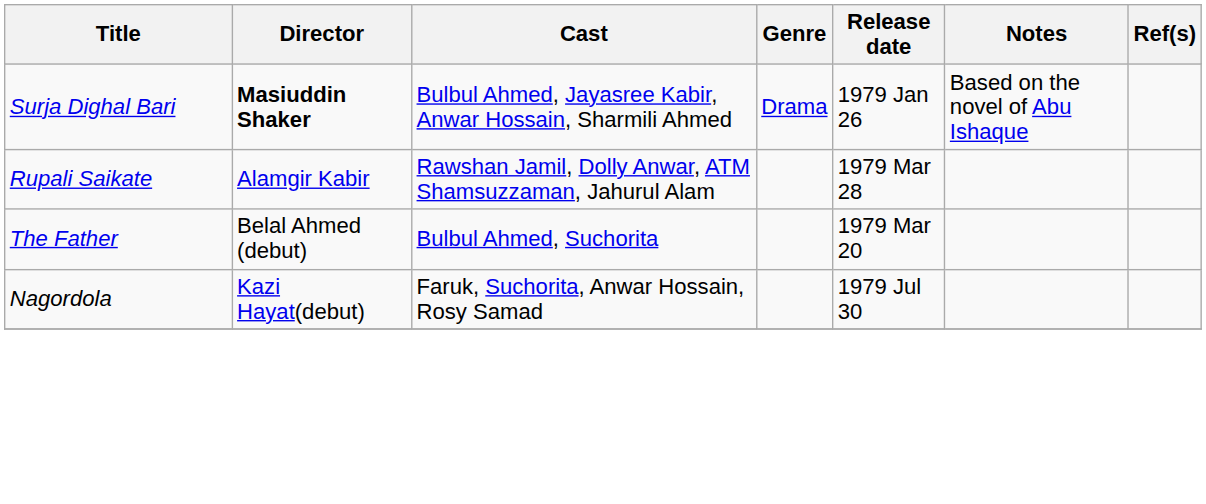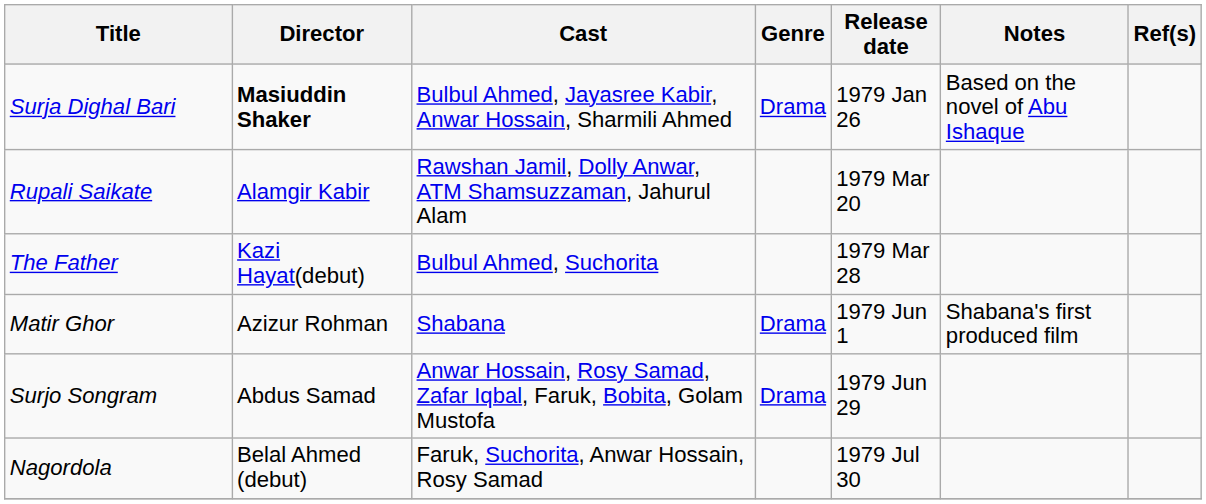(884, 178) 1979 Mar 28 -> (883, 191) 1979 Mar 20
(299, 238) Belal Ahmed (debut) -> (301, 263) Kazi Hayat(debut)
(884, 238) 1979 Mar 20 -> (883, 263) 1979 Mar 28
+ row: (62, 323)
+ row: (83, 395)
(301, 298) Kazi Hayat(debut) -> (299, 468) Belal Ahmed (debut)
